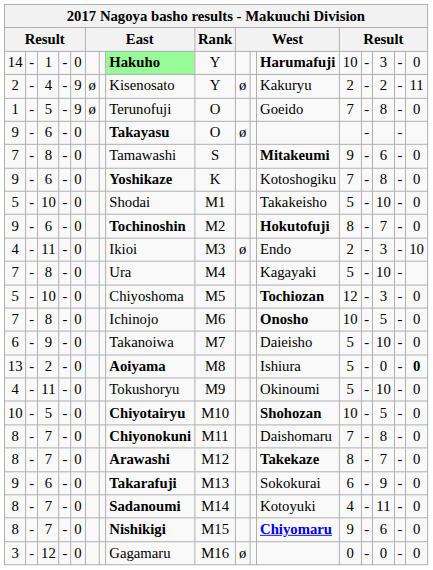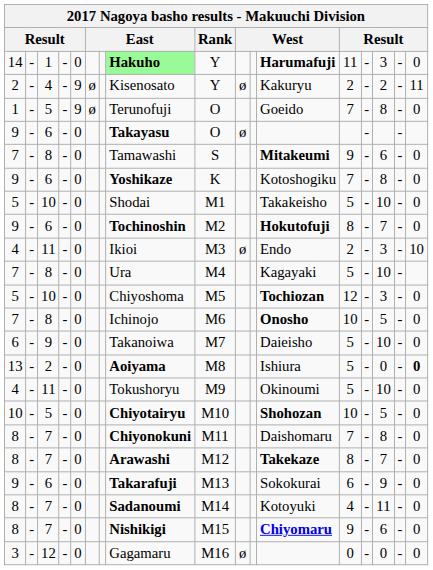(350, 62) 10 -> (350, 62) 11
